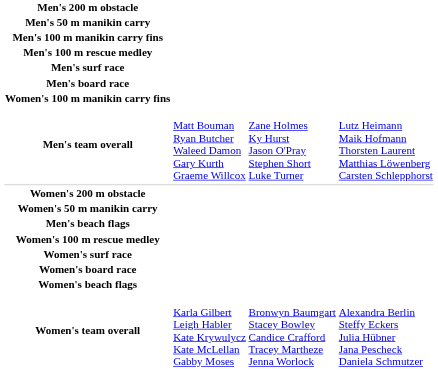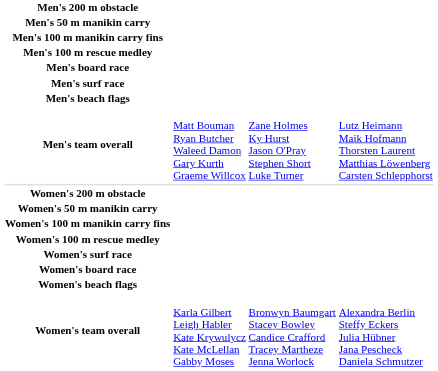rows swapped: (88, 68) <-> (88, 83)
rows swapped: (88, 224) <-> (88, 98)
